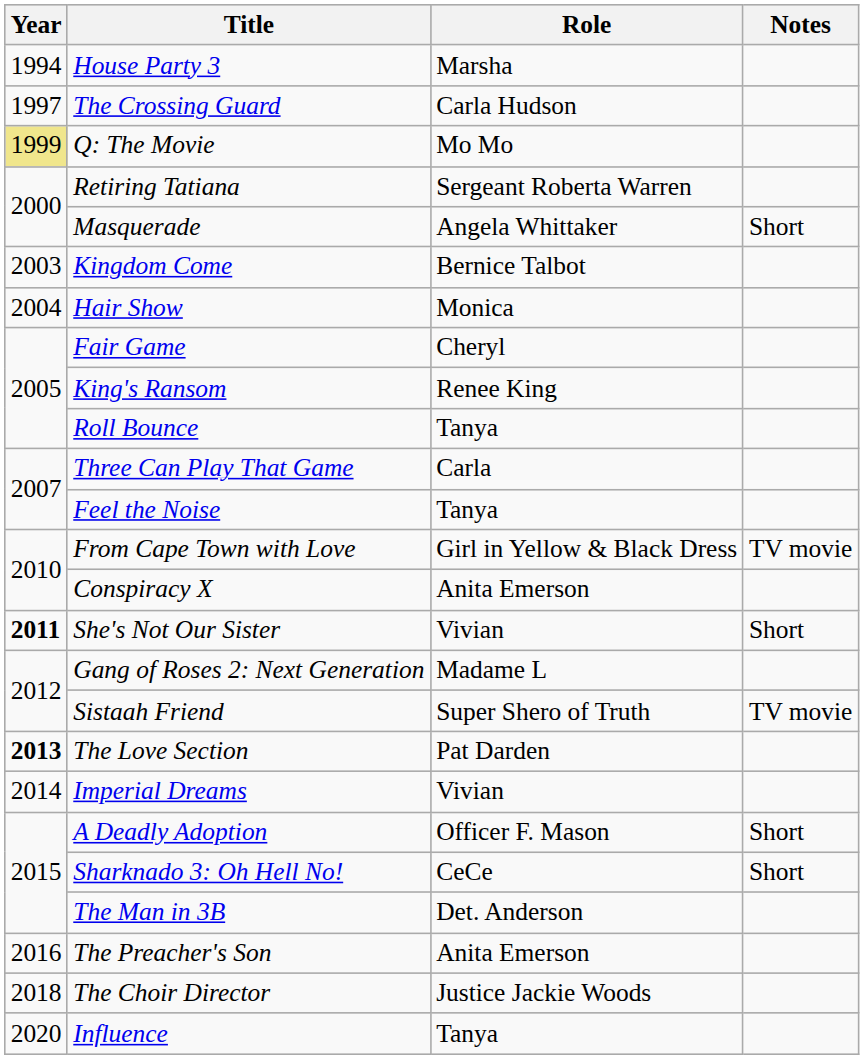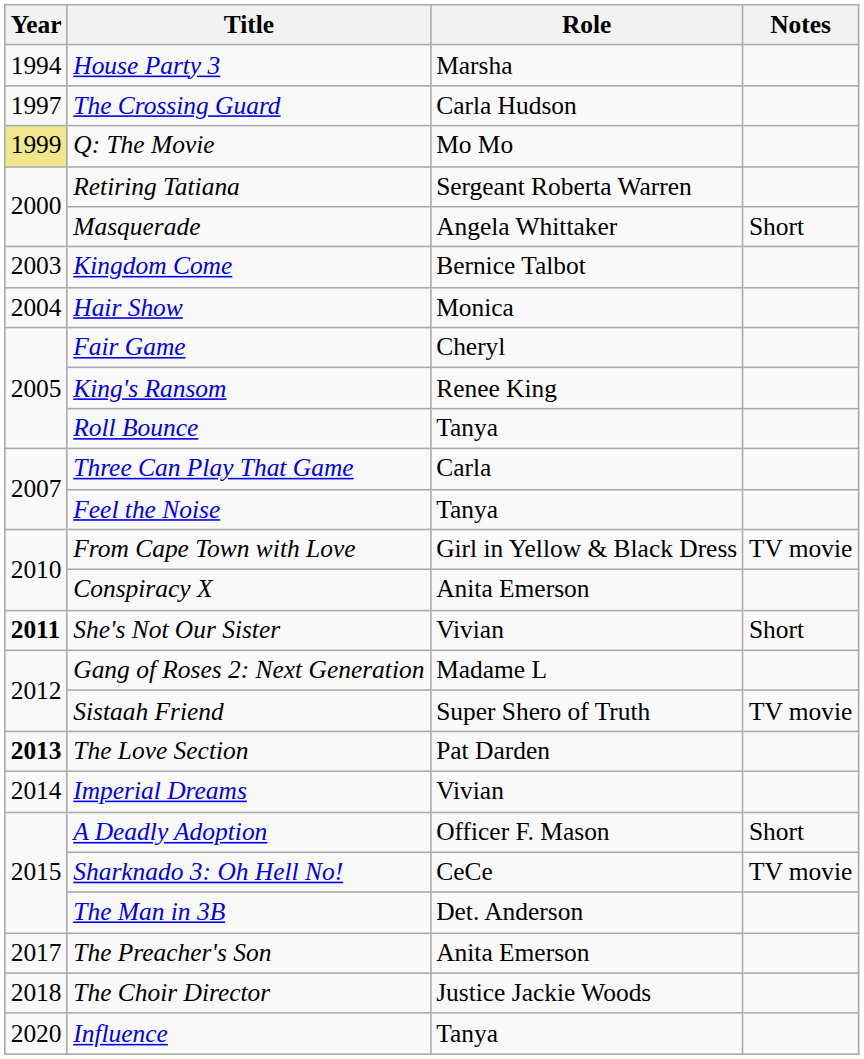(776, 871) Short -> (801, 871) TV movie
(36, 952) 2016 -> (36, 952) 2017
